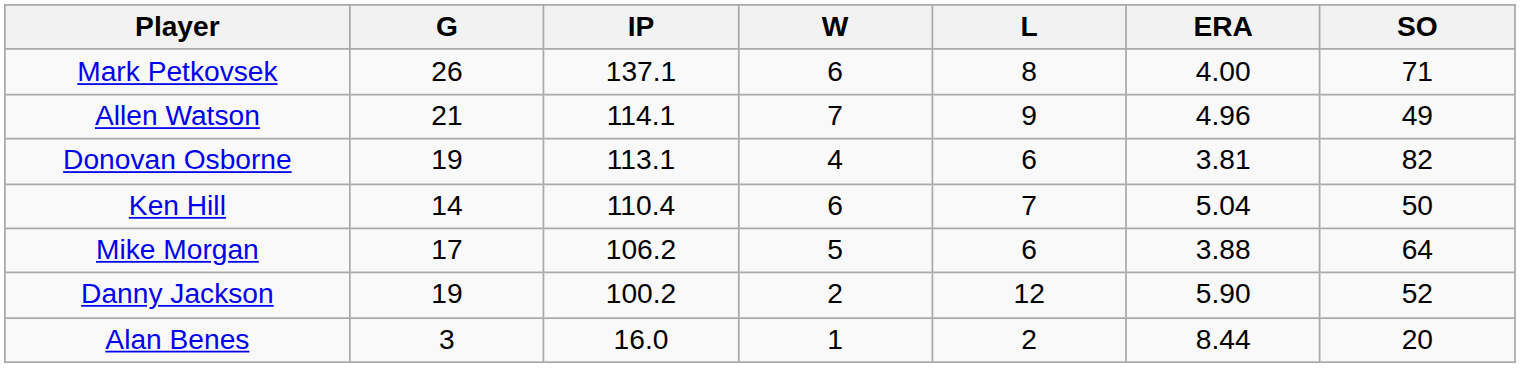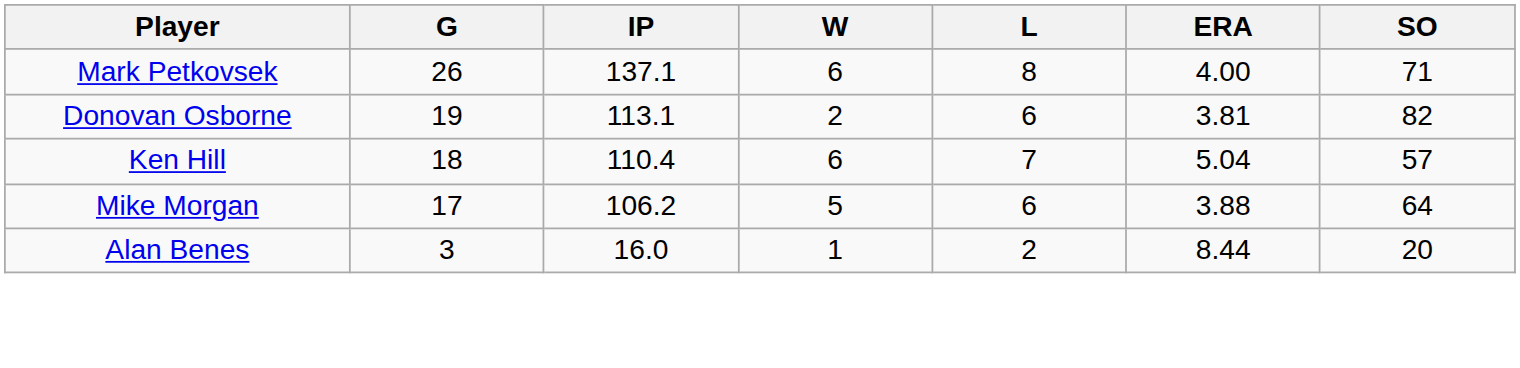- row: (177, 116)
(835, 160) 4 -> (835, 116) 2
(447, 205) 14 -> (447, 160) 18
(1417, 205) 50 -> (1417, 160) 57
- row: (177, 294)
